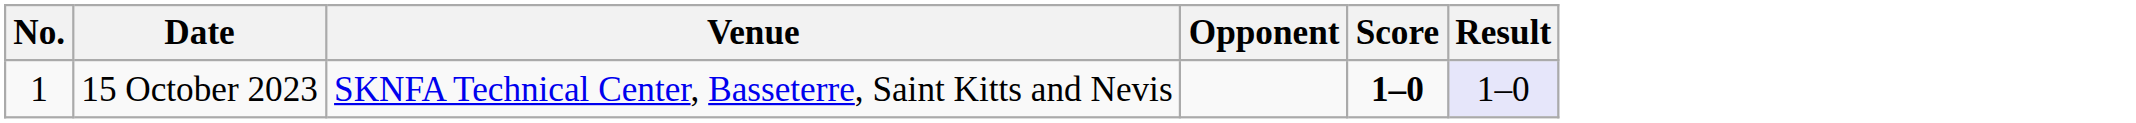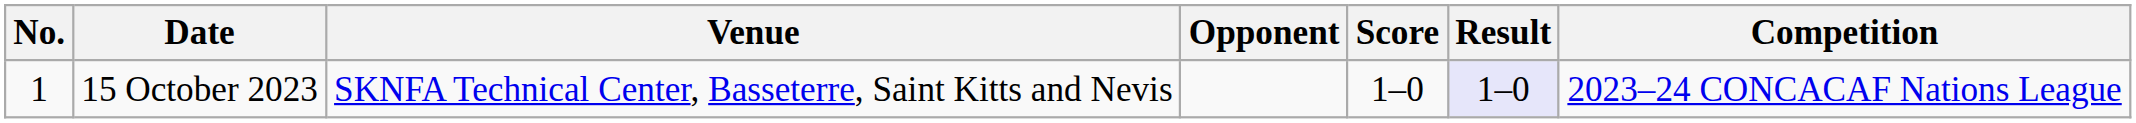+ column: (1845, 32)
(1397, 88) bold -> (1397, 88) normal
